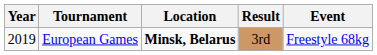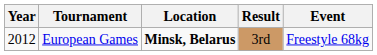(22, 39) 2019 -> (22, 39) 2012
